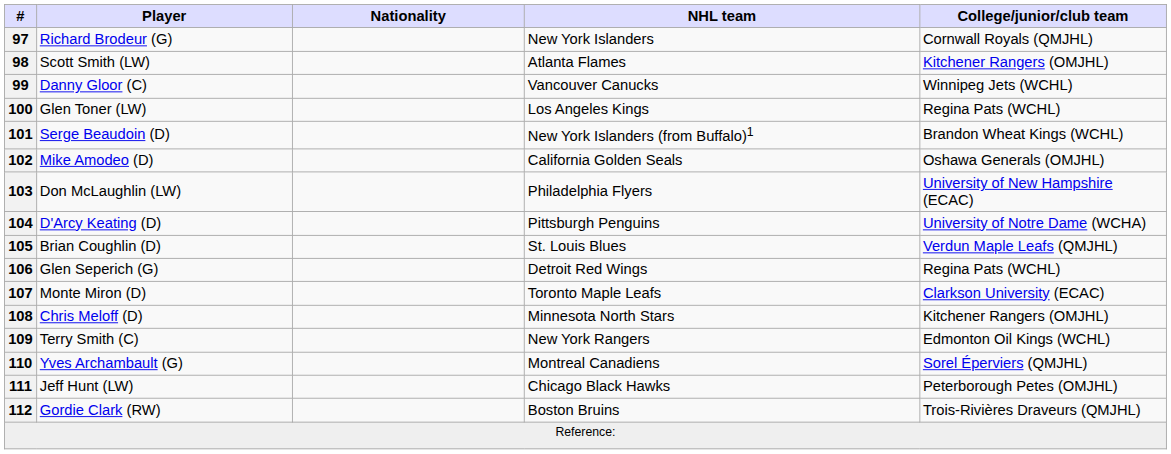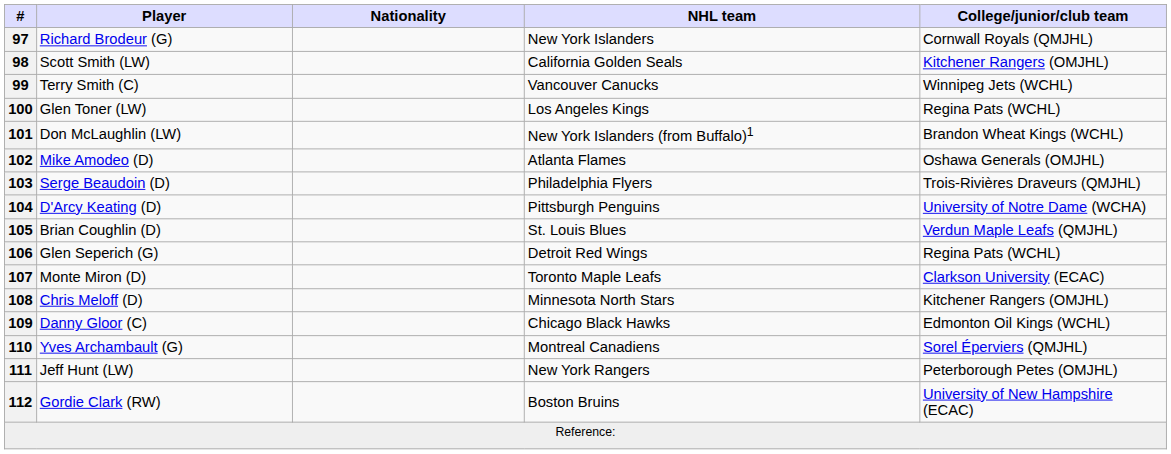(577, 62) Atlanta Flames -> (605, 62) California Golden Seals
(93, 86) Danny Gloor (C) -> (89, 86) Terry Smith (C)
(105, 134) Serge Beaudoin (D) -> (110, 134) Don McLaughlin (LW)
(605, 160) California Golden Seals -> (577, 160) Atlanta Flames
(110, 191) Don McLaughlin (LW) -> (105, 183) Serge Beaudoin (D)
(1018, 191) University of New Hampshire (ECAC) -> (1032, 183) Trois-Rivières Draveurs (QMJHL)
(89, 340) Terry Smith (C) -> (93, 323) Danny Gloor (C)
(589, 340) New York Rangers -> (599, 323) Chicago Black Hawks
(599, 386) Chicago Black Hawks -> (589, 370) New York Rangers
(1032, 410) Trois-Rivières Draveurs (QMJHL) -> (1018, 401) University of New Hampshire (ECAC)
